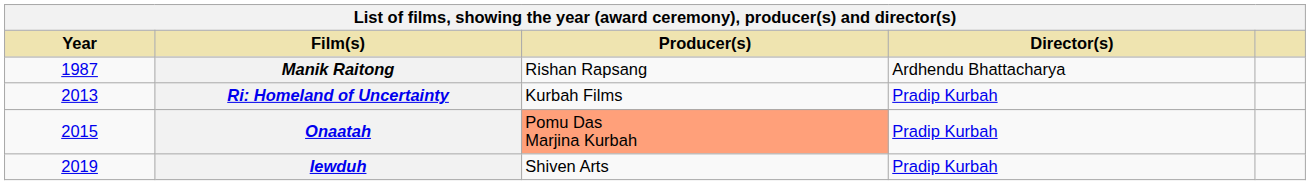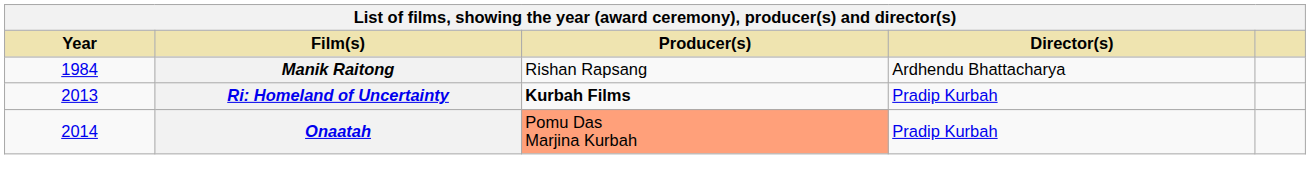(80, 69) 1987 -> (80, 69) 1984
(574, 95) normal -> (578, 95) bold
(80, 131) 2015 -> (80, 131) 2014
- row: (338, 166)
